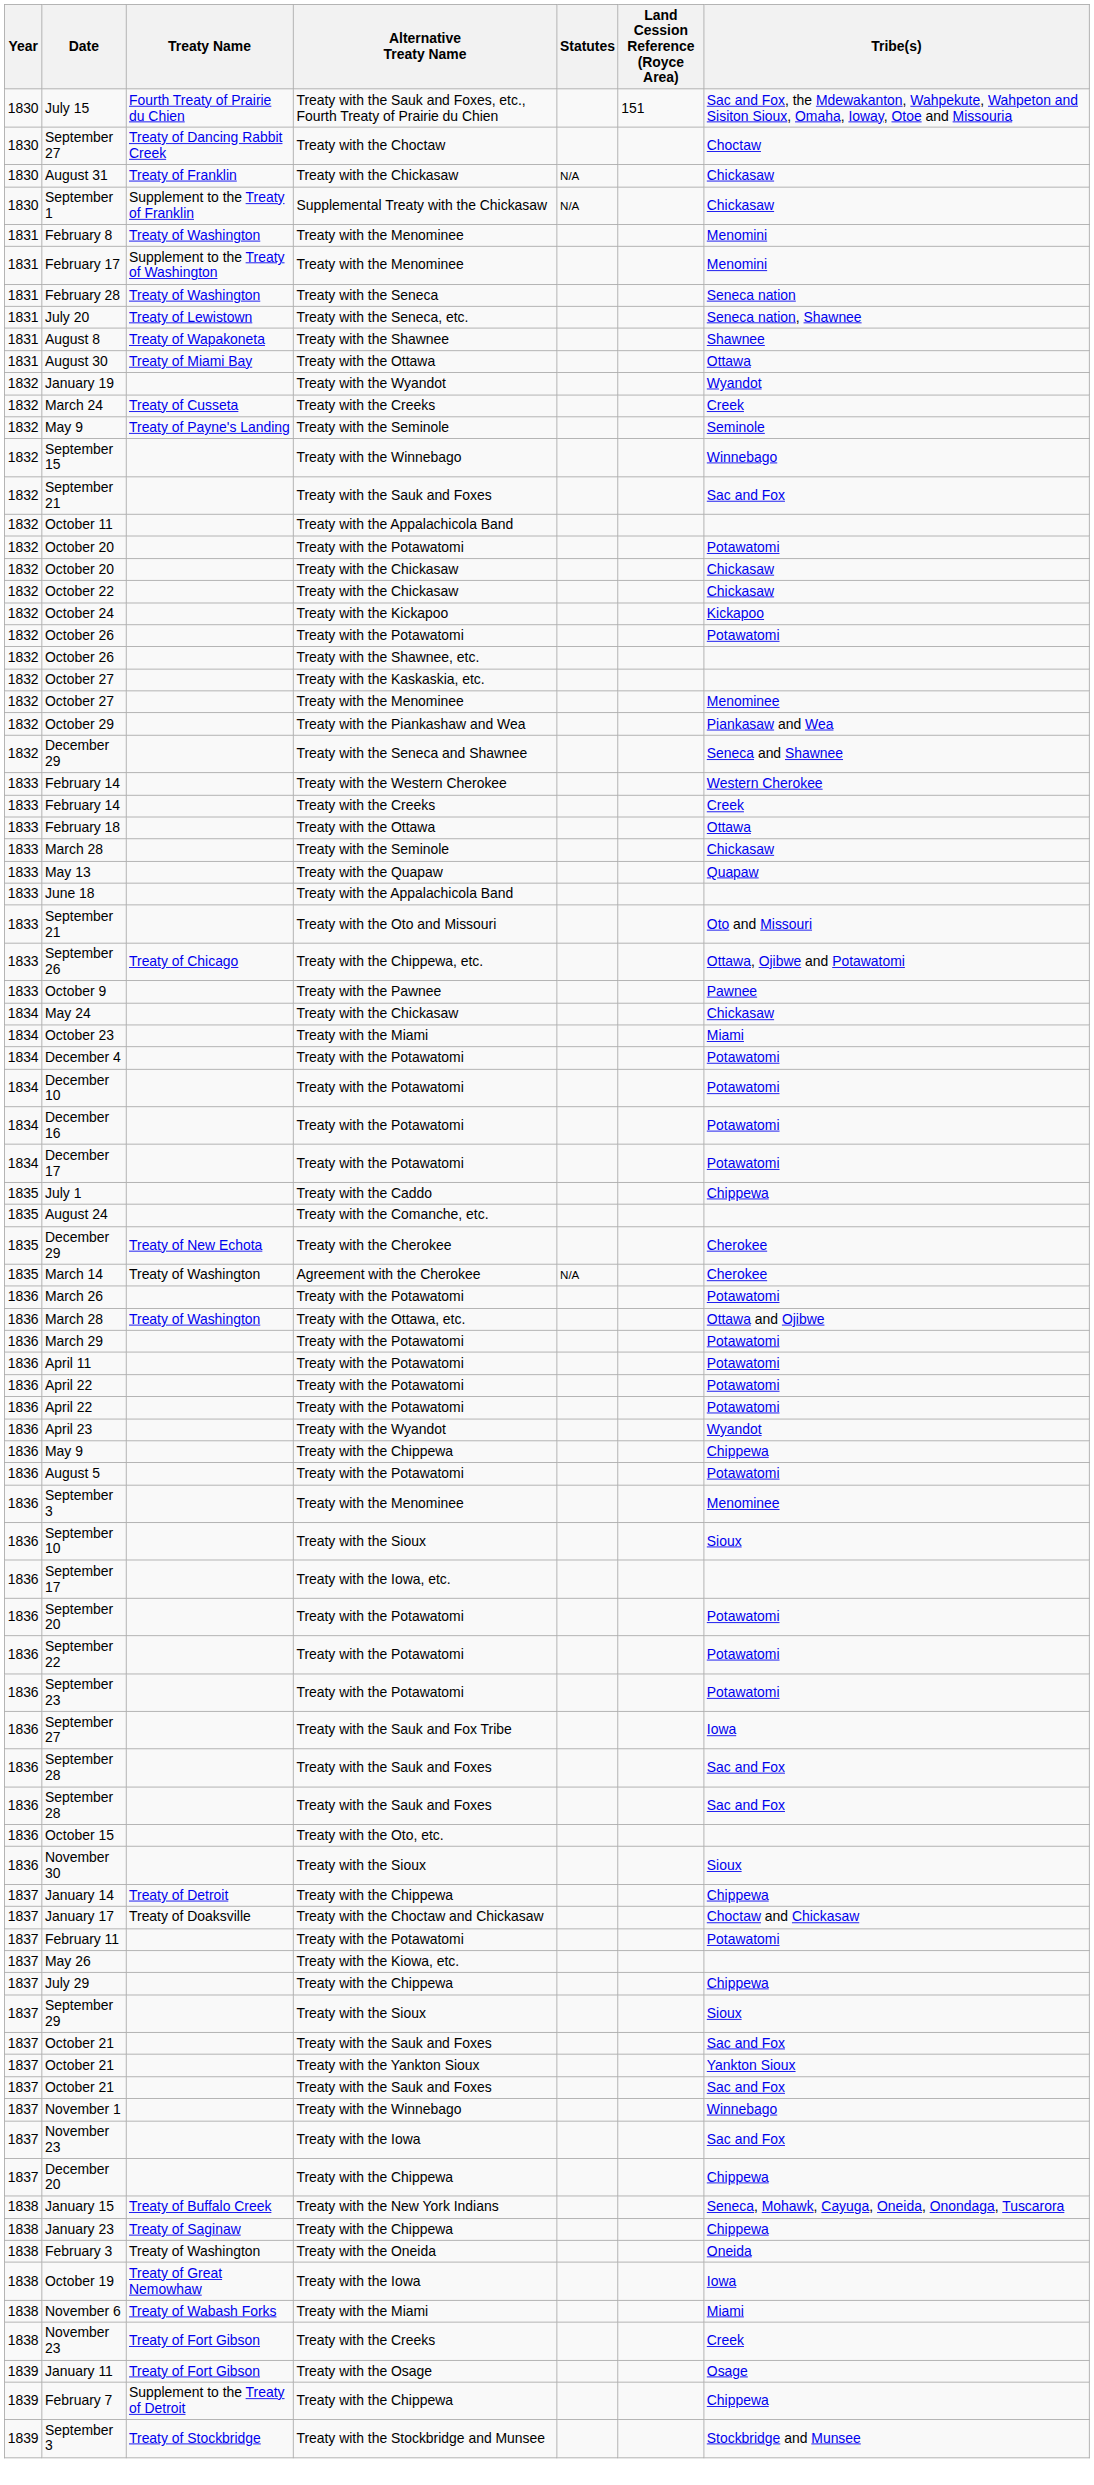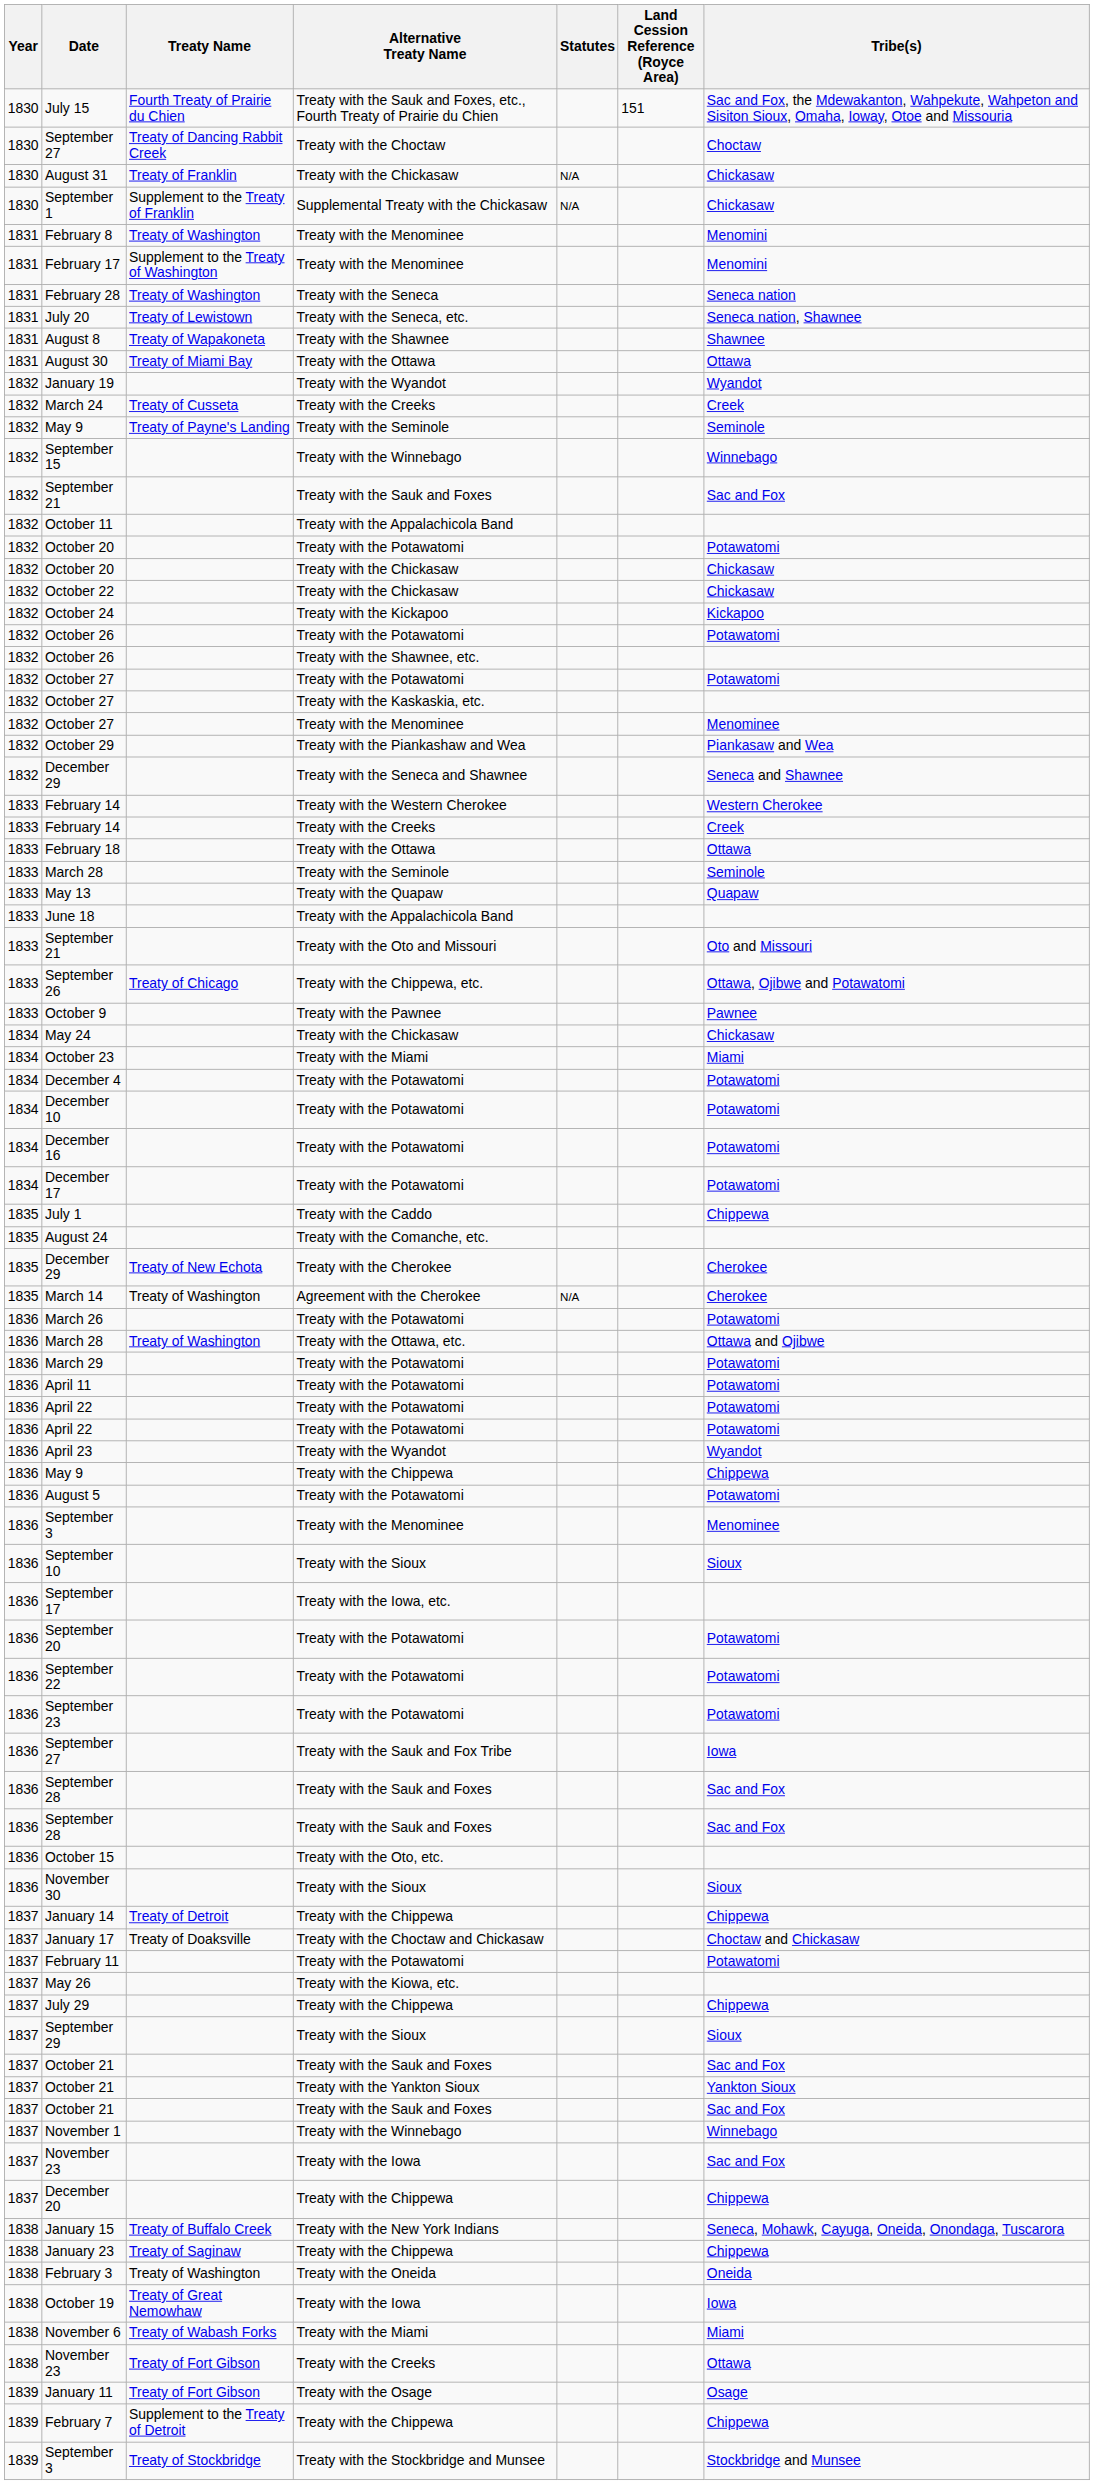+ row: (79, 679)
(740, 850) Chickasaw -> (736, 872) Seminole
(725, 2341) Creek -> (729, 2363) Ottawa
